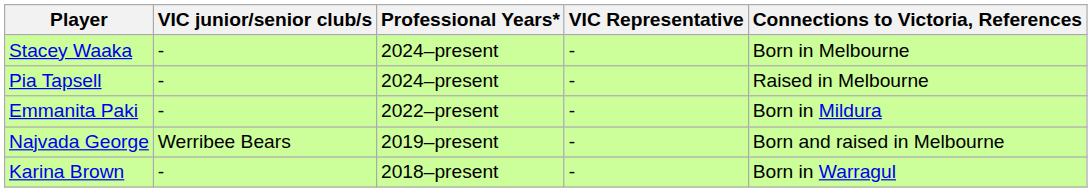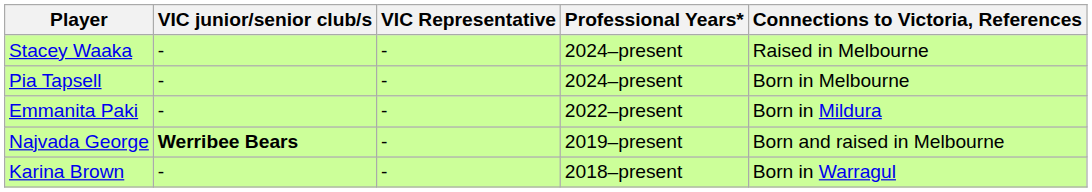columns swapped: (656, 19) <-> (470, 19)
(831, 50) Born in Melbourne -> (841, 50) Raised in Melbourne
(841, 80) Raised in Melbourne -> (831, 80) Born in Melbourne
(224, 141) normal -> (228, 141) bold
